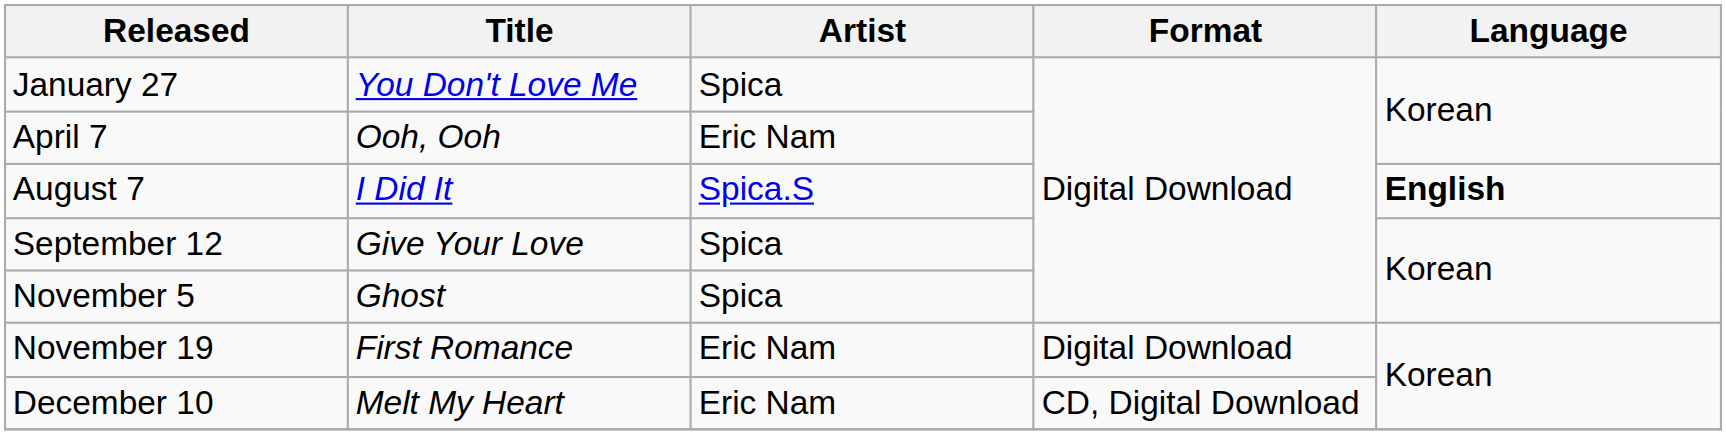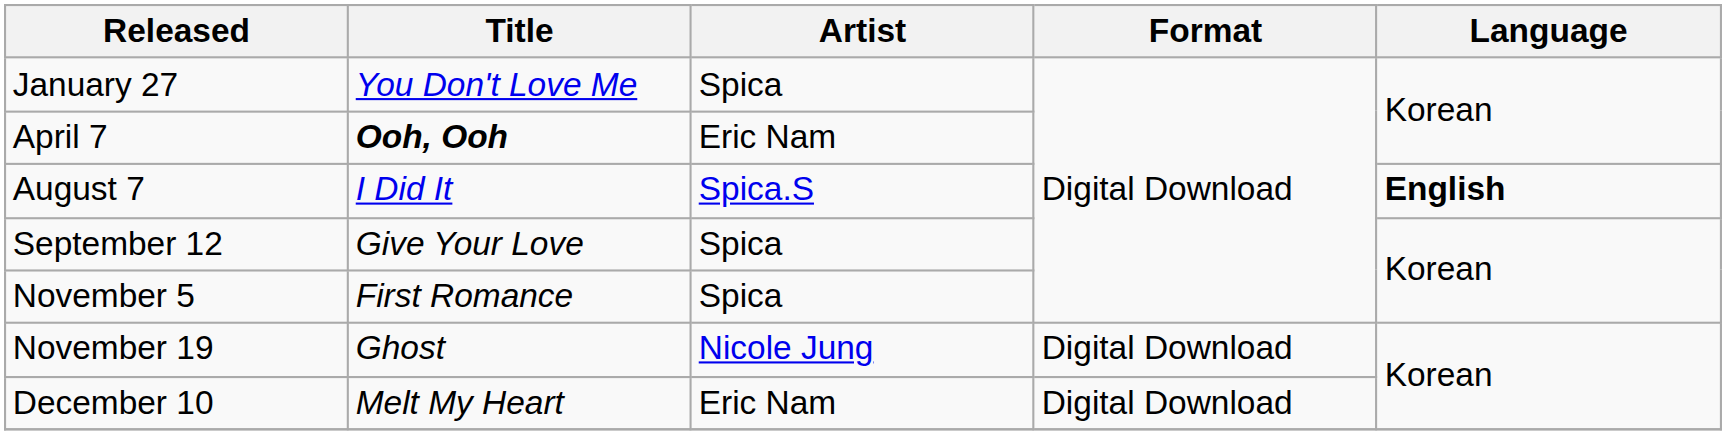(428, 137) normal -> (432, 137) bold
(400, 296) Ghost -> (464, 296) First Romance
(464, 349) First Romance -> (400, 349) Ghost
(767, 349) Eric Nam -> (786, 349) Nicole Jung
(1201, 402) CD, Digital Download -> (1167, 402) Digital Download
